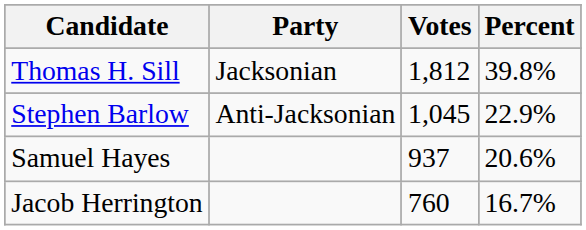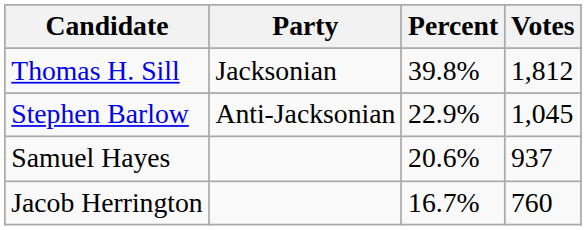columns swapped: (440, 26) <-> (529, 26)
